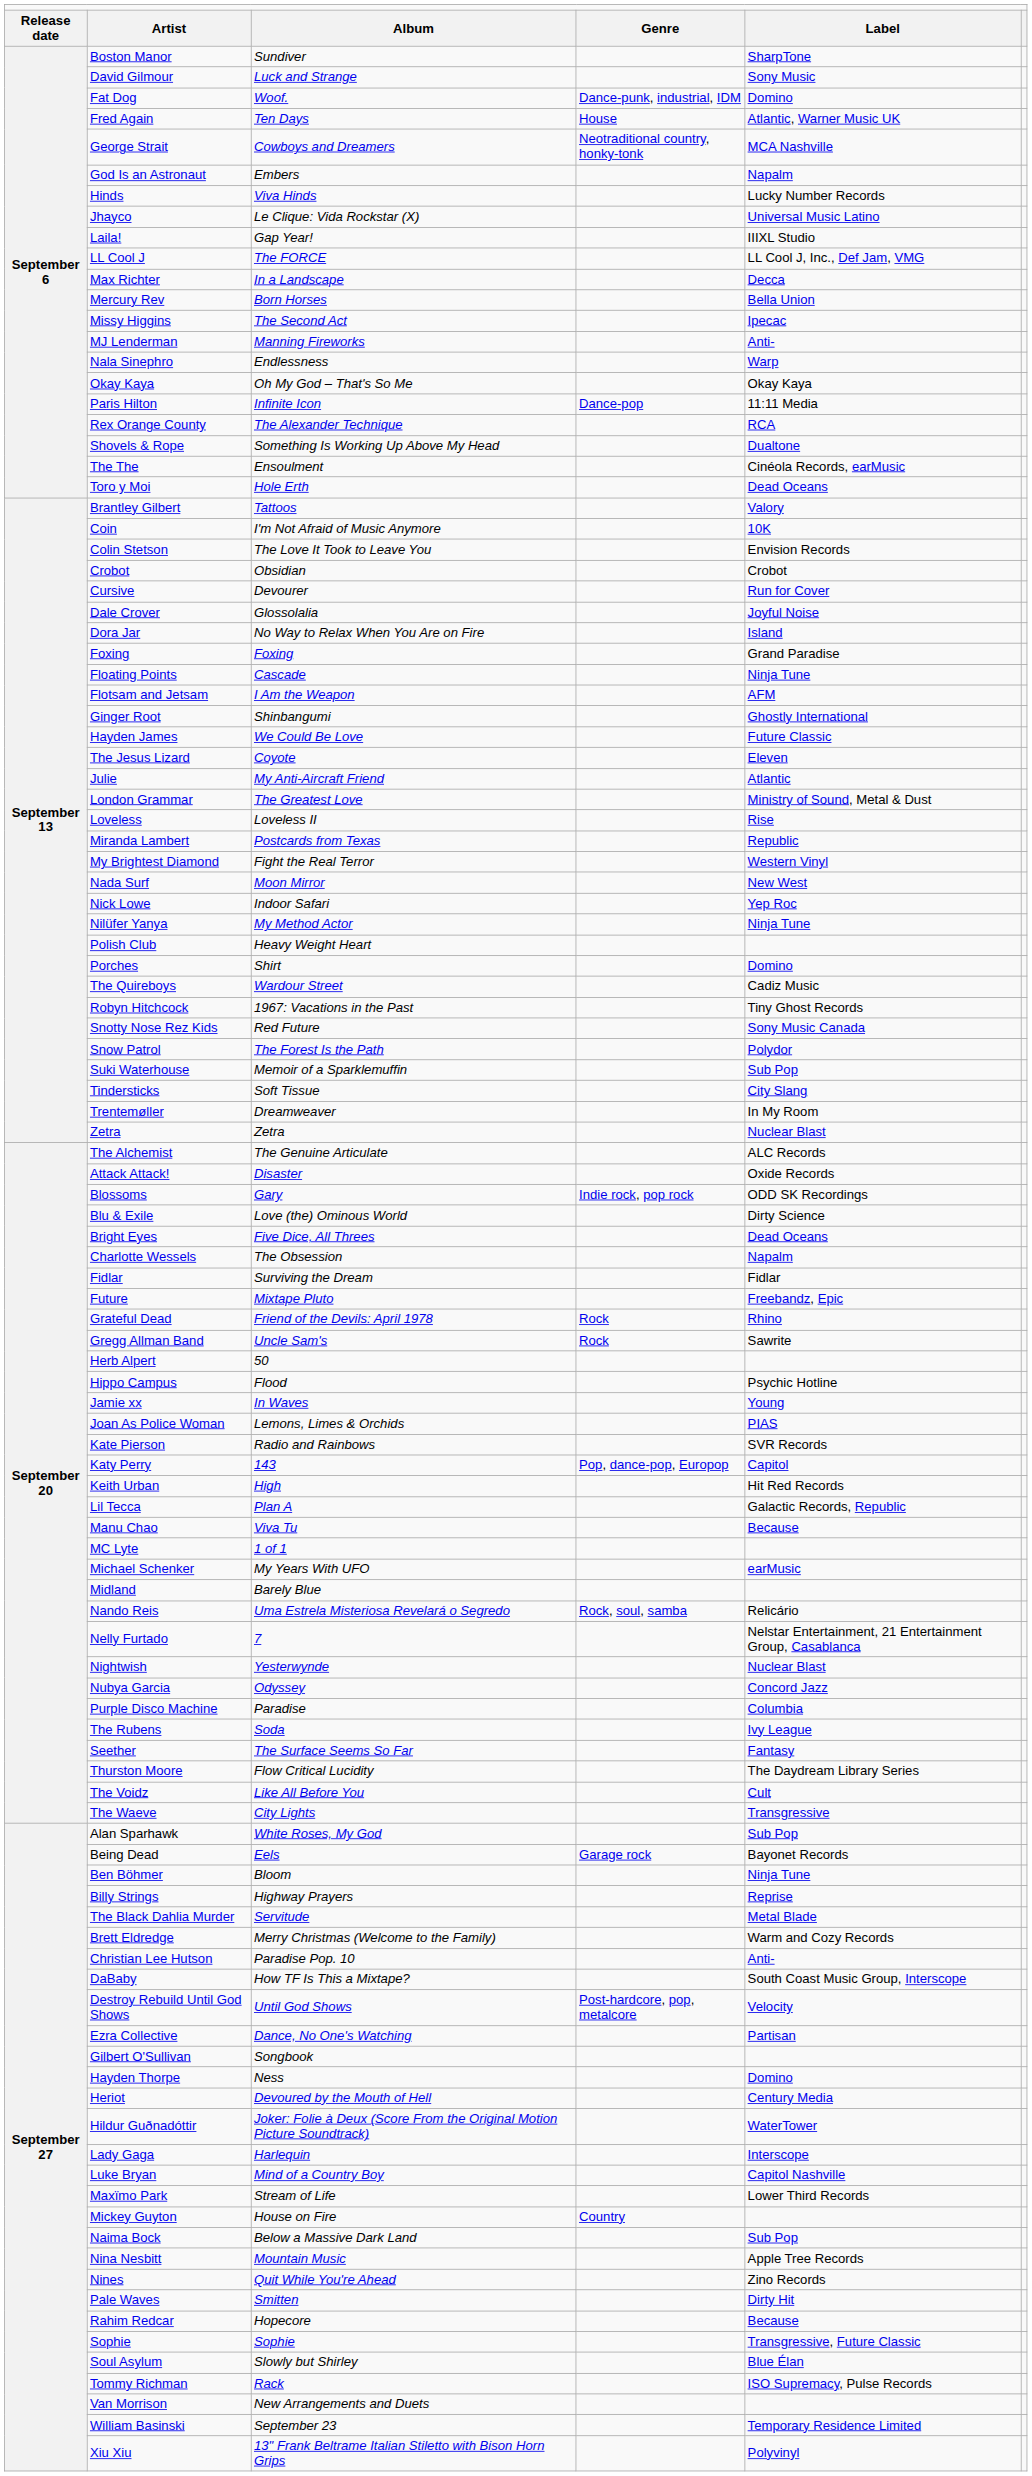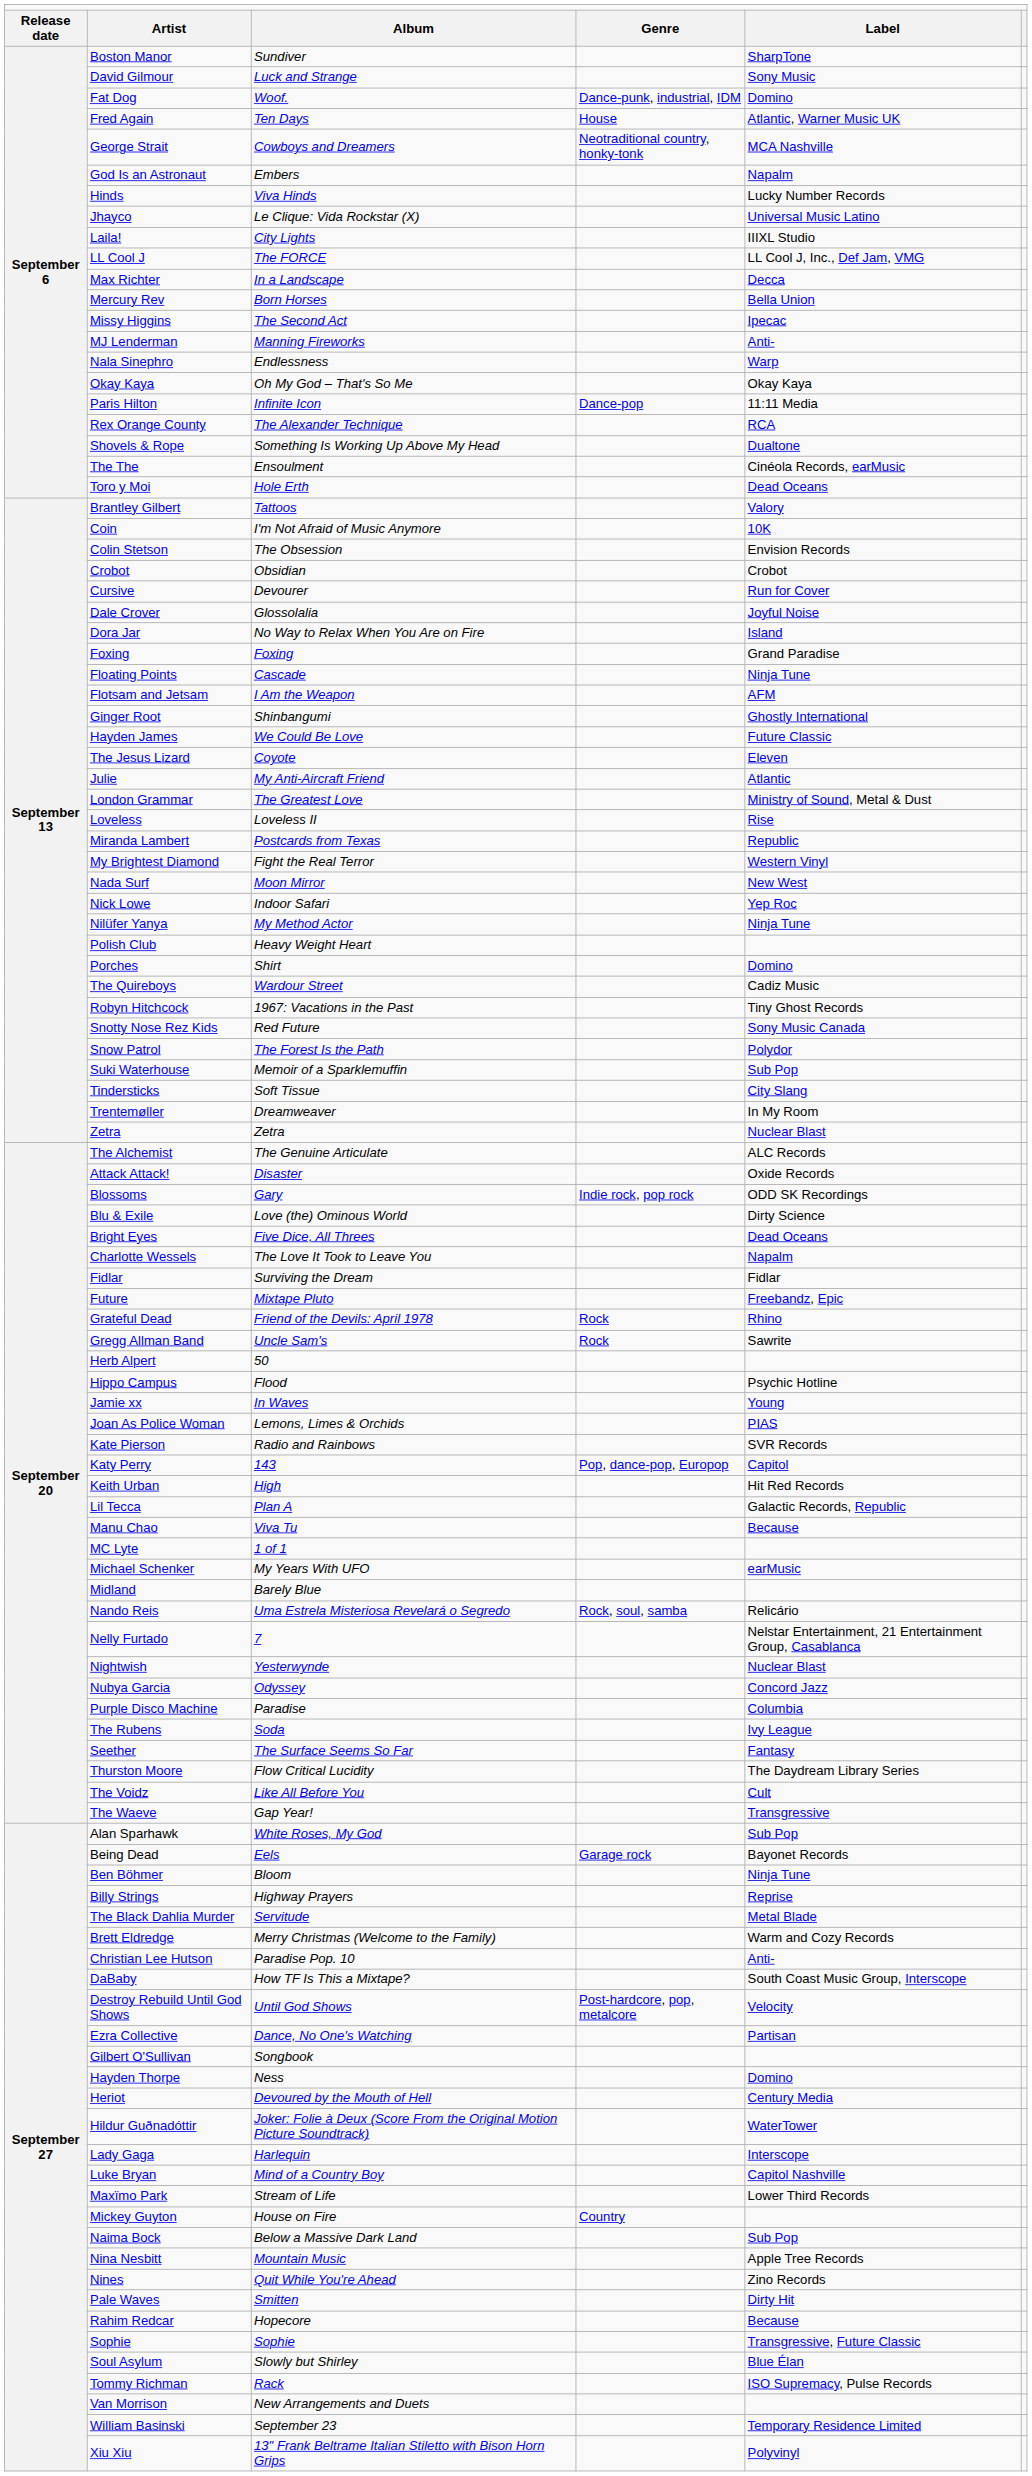(283, 237) Gap Year! -> (285, 237) City Lights
(343, 549) The Love It Took to Leave You -> (298, 549) The Obsession
(298, 1257) The Obsession -> (343, 1257) The Love It Took to Leave You
(285, 1813) City Lights -> (283, 1813) Gap Year!
